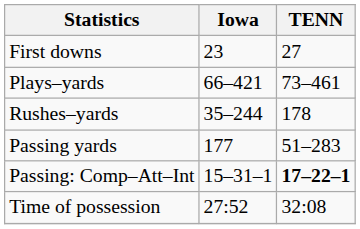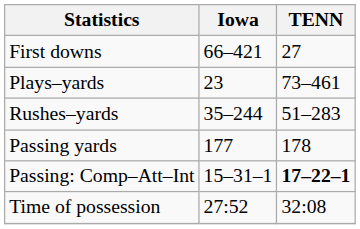(213, 51) 23 -> (233, 51) 66–421
(233, 82) 66–421 -> (213, 82) 23
(296, 113) 178 -> (311, 113) 51–283
(311, 144) 51–283 -> (296, 144) 178
